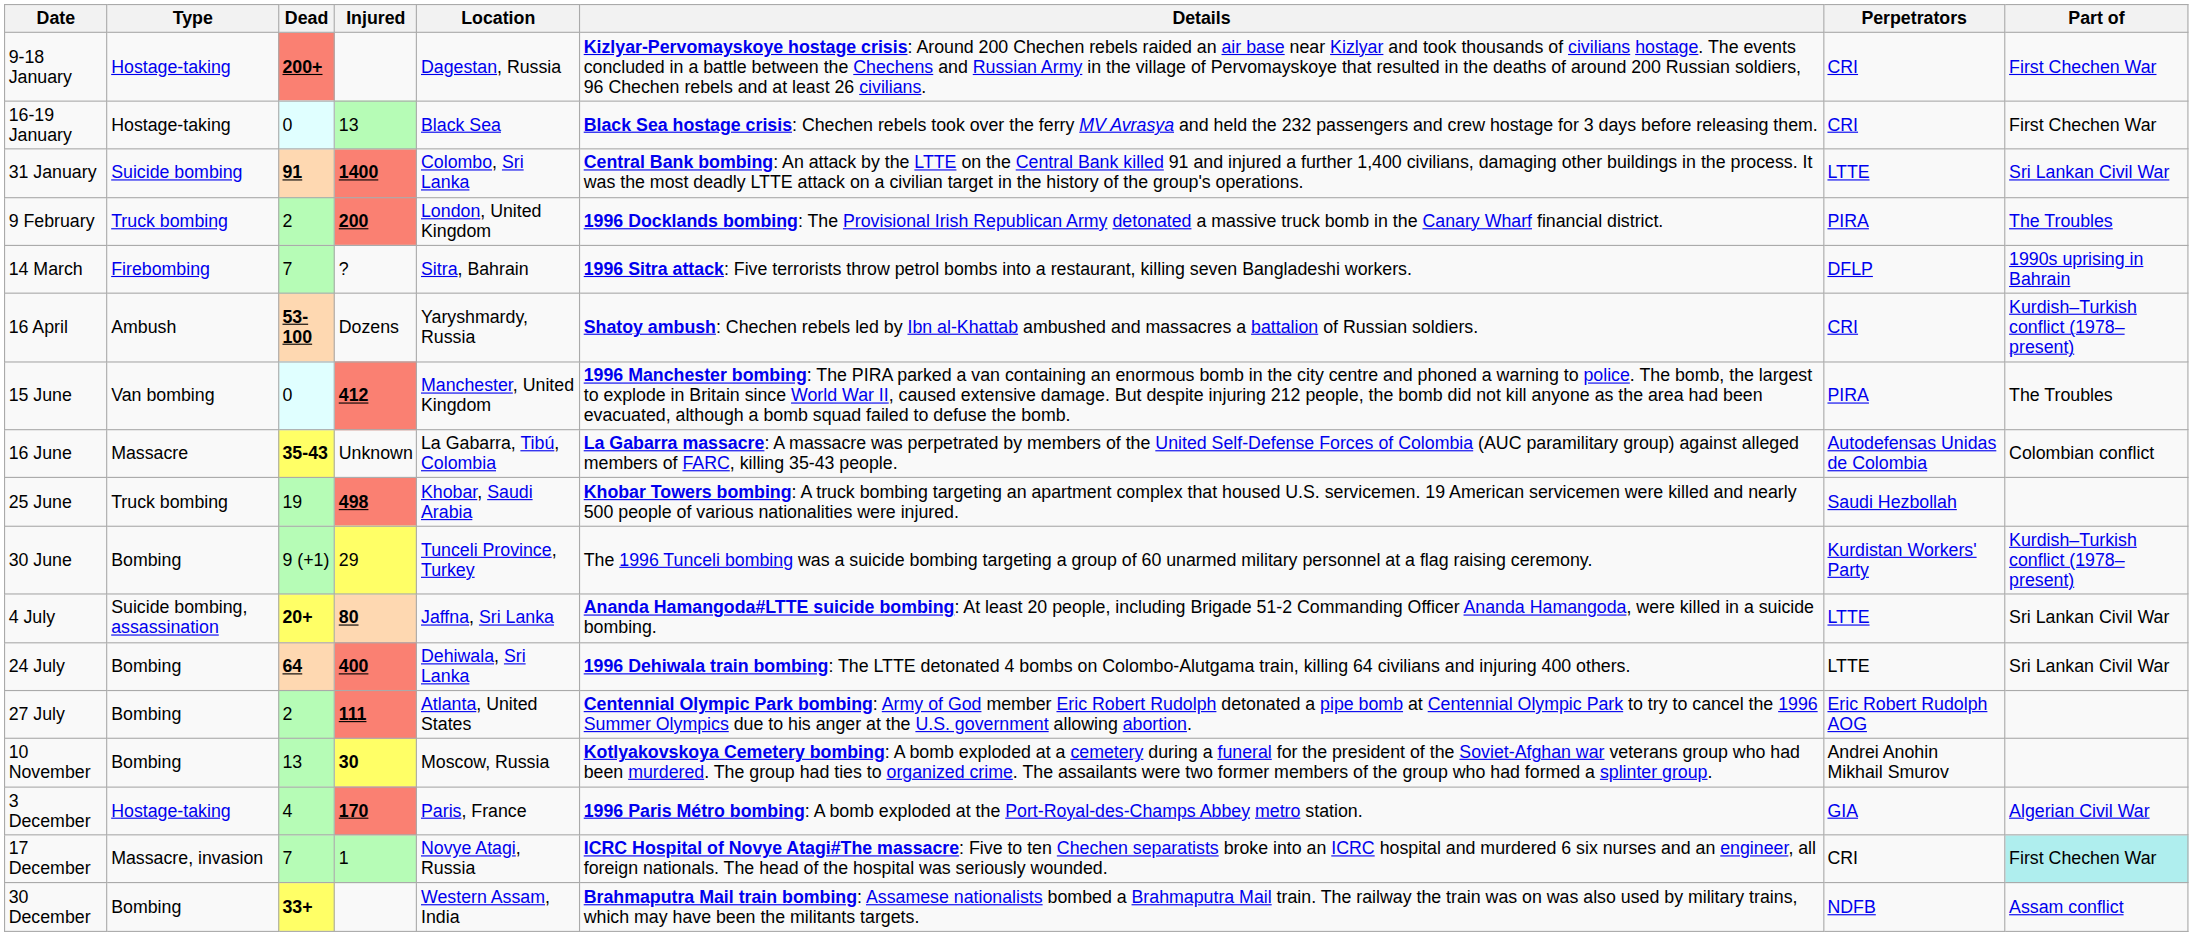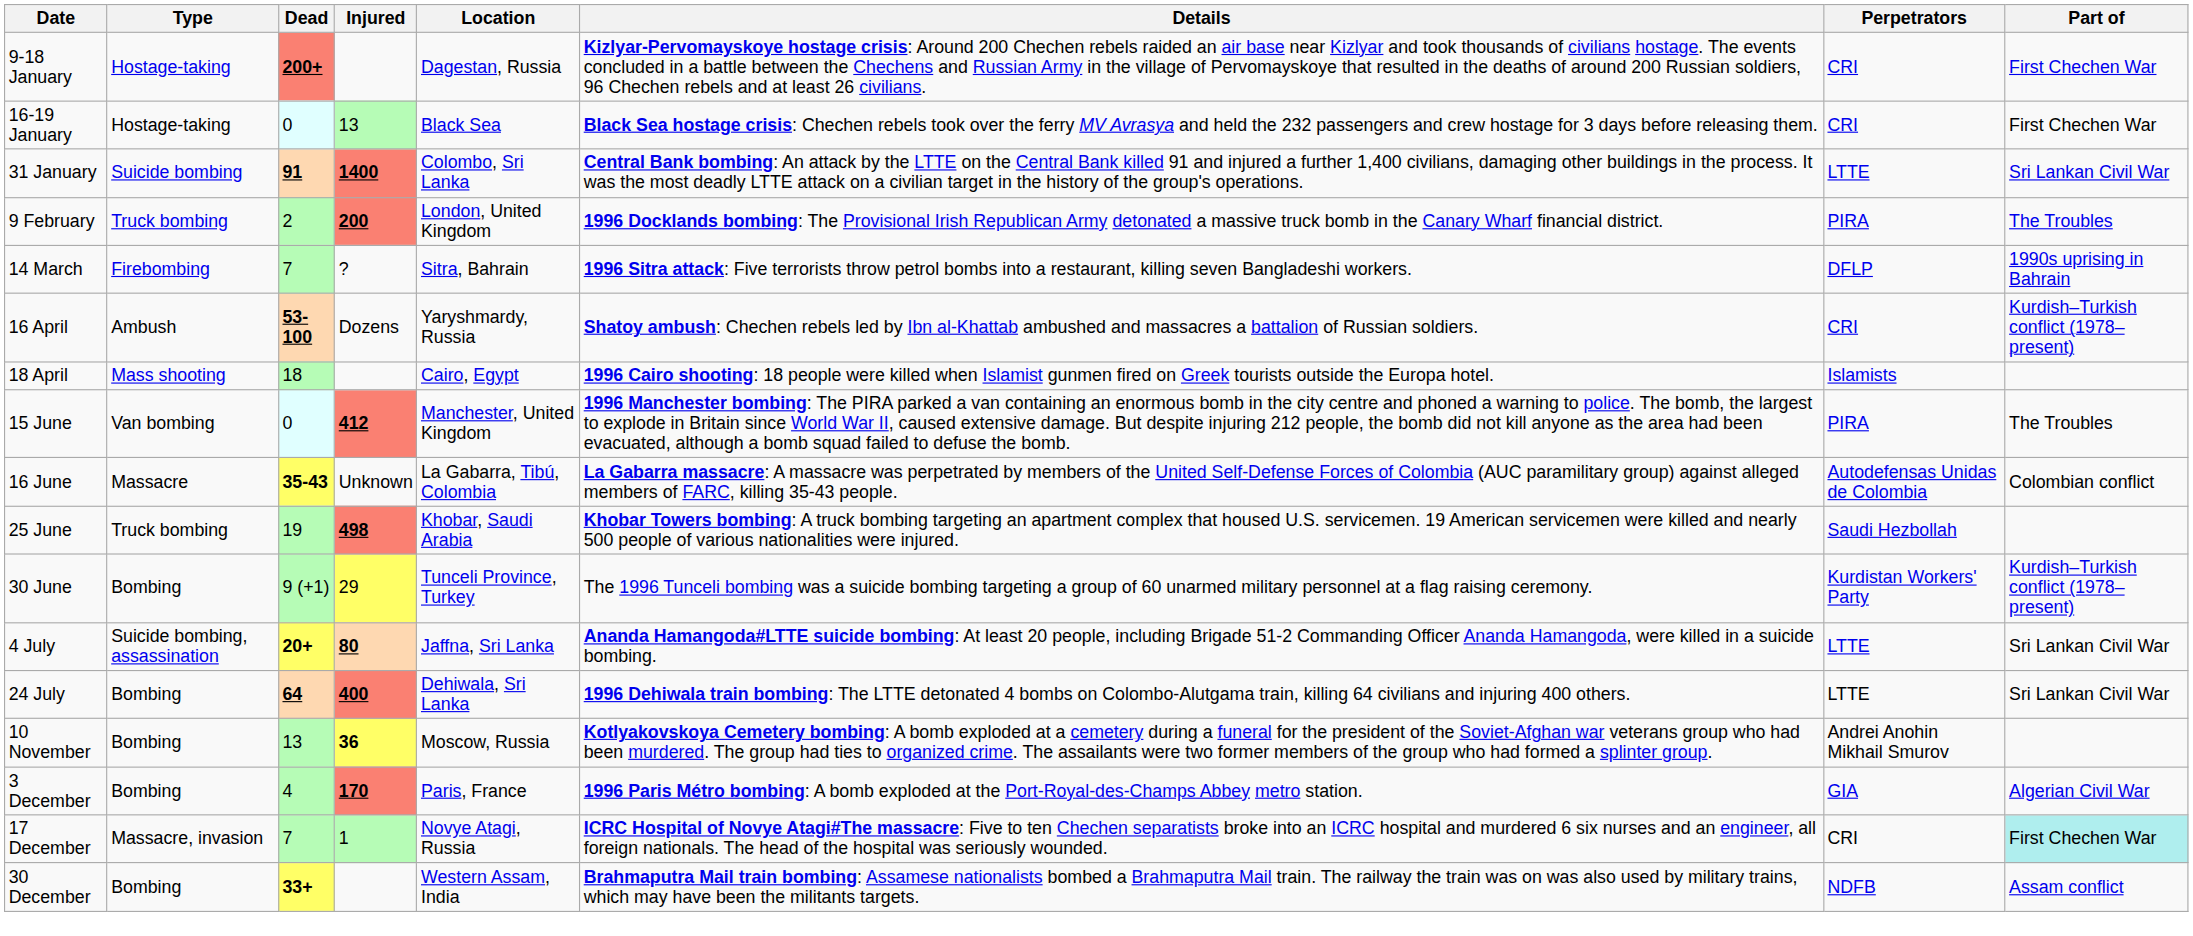+ row: (38, 375)
- row: (37, 714)
(349, 762) 30 -> (349, 742) 36
(171, 810) Hostage-taking -> (146, 790) Bombing
